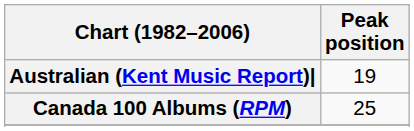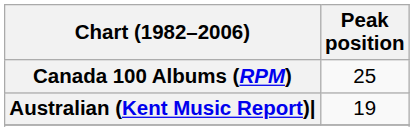rows swapped: (162, 76) <-> (162, 108)
